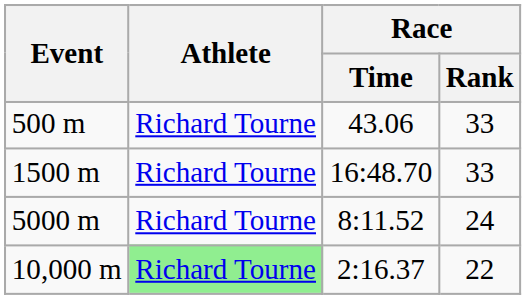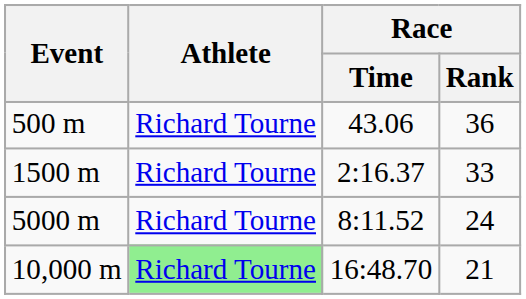(480, 124) 33 -> (480, 124) 36
(381, 172) 16:48.70 -> (381, 172) 2:16.37
(381, 268) 2:16.37 -> (381, 268) 16:48.70
(480, 268) 22 -> (480, 268) 21
